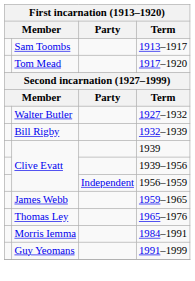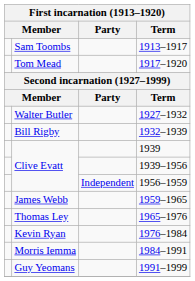+ row: (163, 234)
